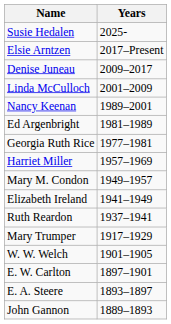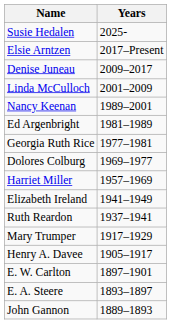+ row: (46, 161)
- row: (48, 180)
+ row: (45, 254)
- row: (37, 254)
